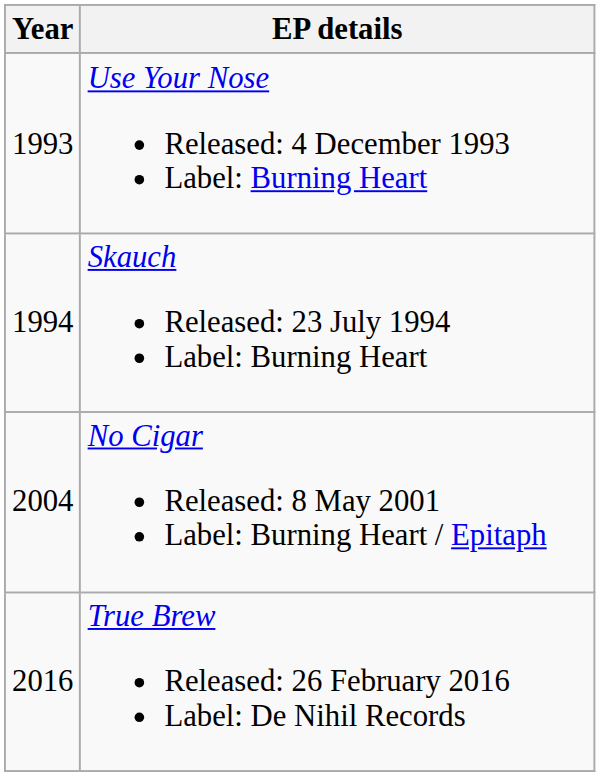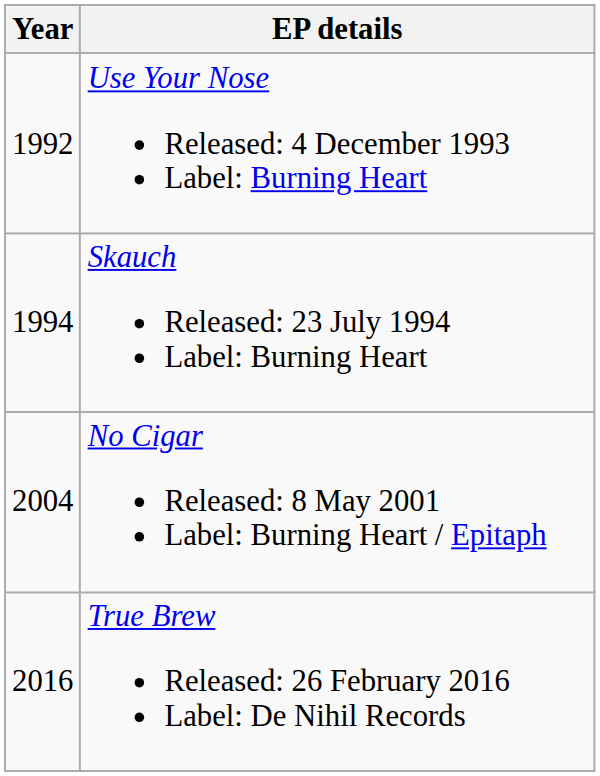(43, 142) 1993 -> (43, 142) 1992
